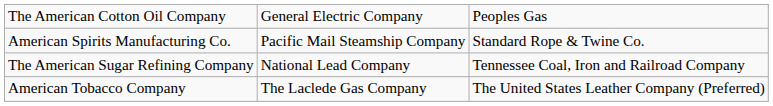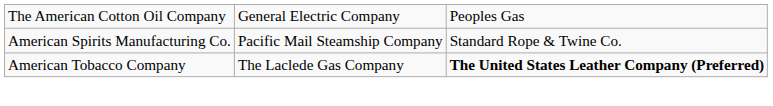- row: (131, 64)
(619, 88) normal -> (607, 64) bold
